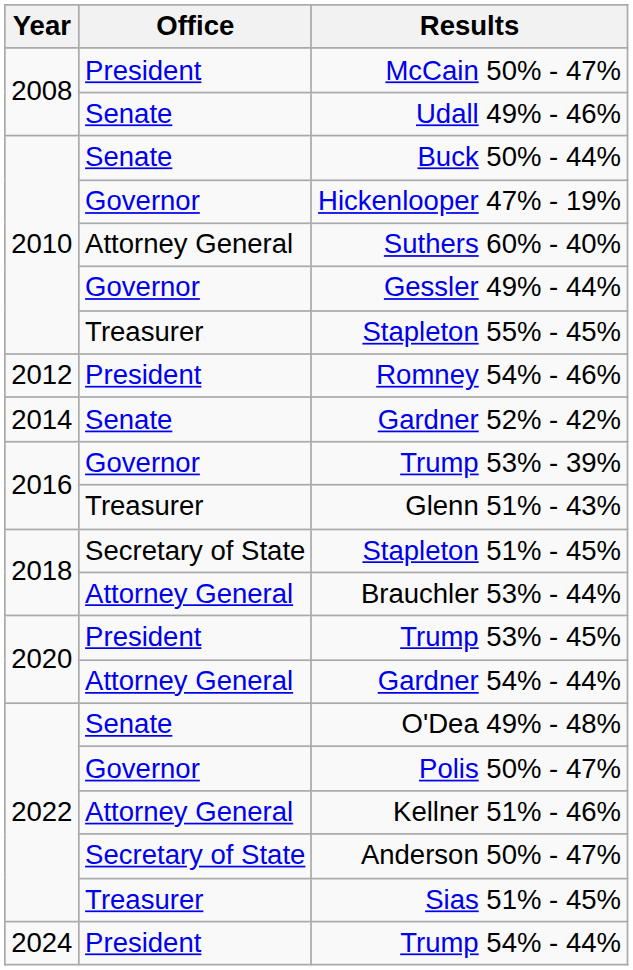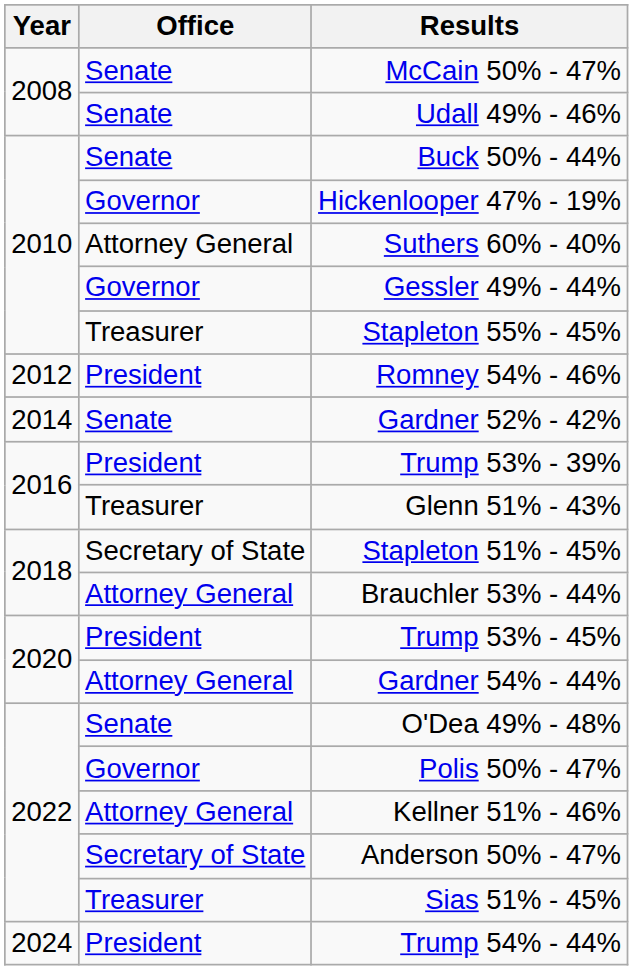(143, 69) President -> (129, 69) Senate
(142, 462) Governor -> (143, 462) President
